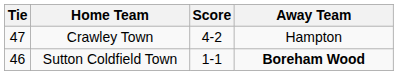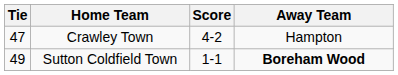(18, 59) 46 -> (18, 59) 49
